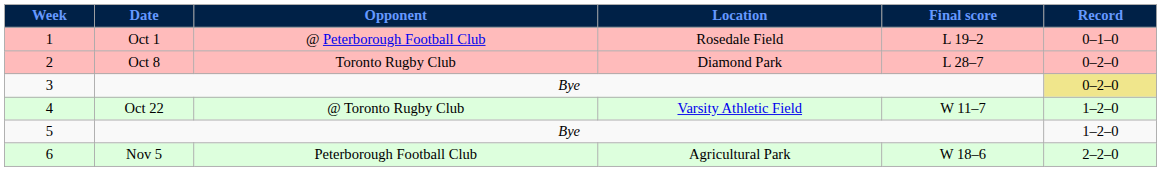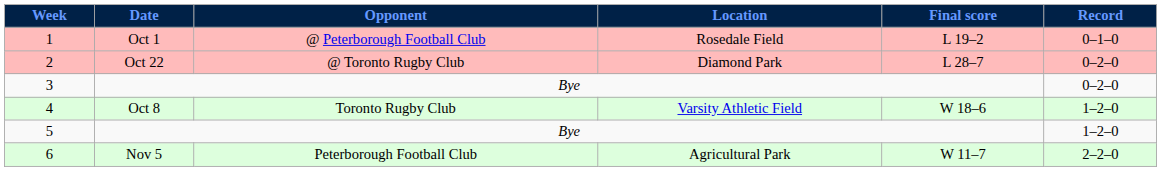(144, 62) Oct 8 -> (144, 62) Oct 22
(396, 62) Toronto Rugby Club -> (396, 62) @ Toronto Rugby Club
(1100, 85) khaki background -> (1100, 85) no background
(144, 108) Oct 22 -> (144, 108) Oct 8
(396, 108) @ Toronto Rugby Club -> (396, 108) Toronto Rugby Club
(963, 108) W 11–7 -> (963, 108) W 18–6
(963, 154) W 18–6 -> (963, 154) W 11–7
